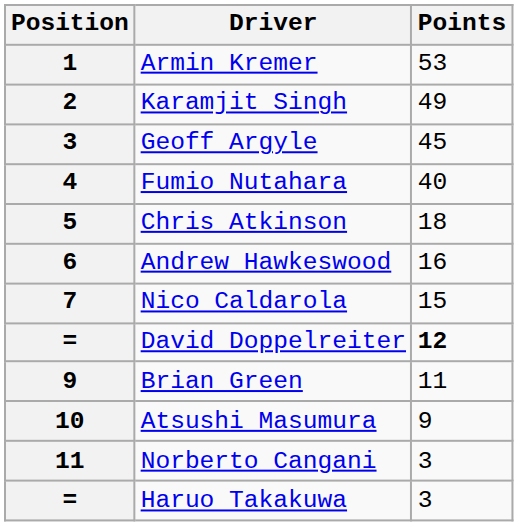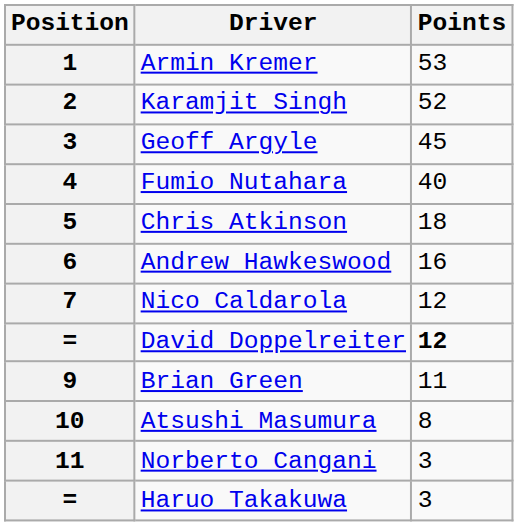(433, 105) 49 -> (433, 105) 52
(433, 303) 15 -> (433, 303) 12
(425, 422) 9 -> (425, 422) 8
